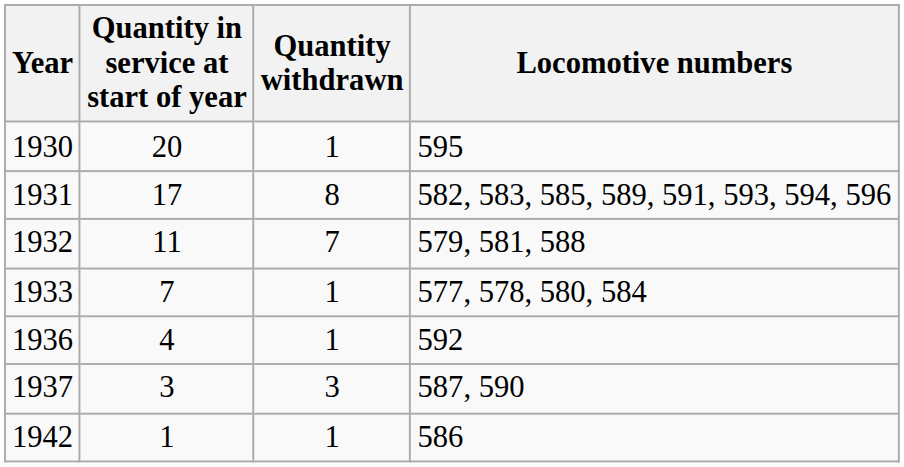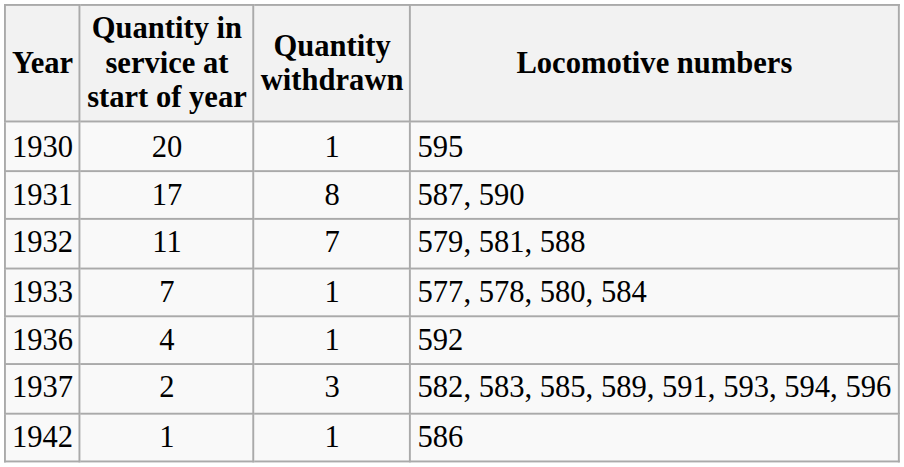(654, 194) 582, 583, 585, 589, 591, 593, 594, 596 -> (471, 194) 587, 590
(167, 388) 3 -> (167, 388) 2
(471, 388) 587, 590 -> (654, 388) 582, 583, 585, 589, 591, 593, 594, 596
